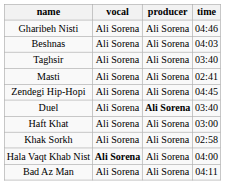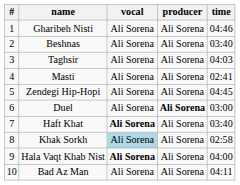+ column: (12, 12)
(207, 44) 04:03 -> (221, 44) 03:40
(207, 60) 03:40 -> (221, 60) 04:03
(207, 108) 03:40 -> (221, 108) 03:00
(118, 124) normal -> (132, 124) bold
(207, 124) 03:00 -> (221, 124) 03:40
(118, 140) no background -> (132, 140) lightblue background
